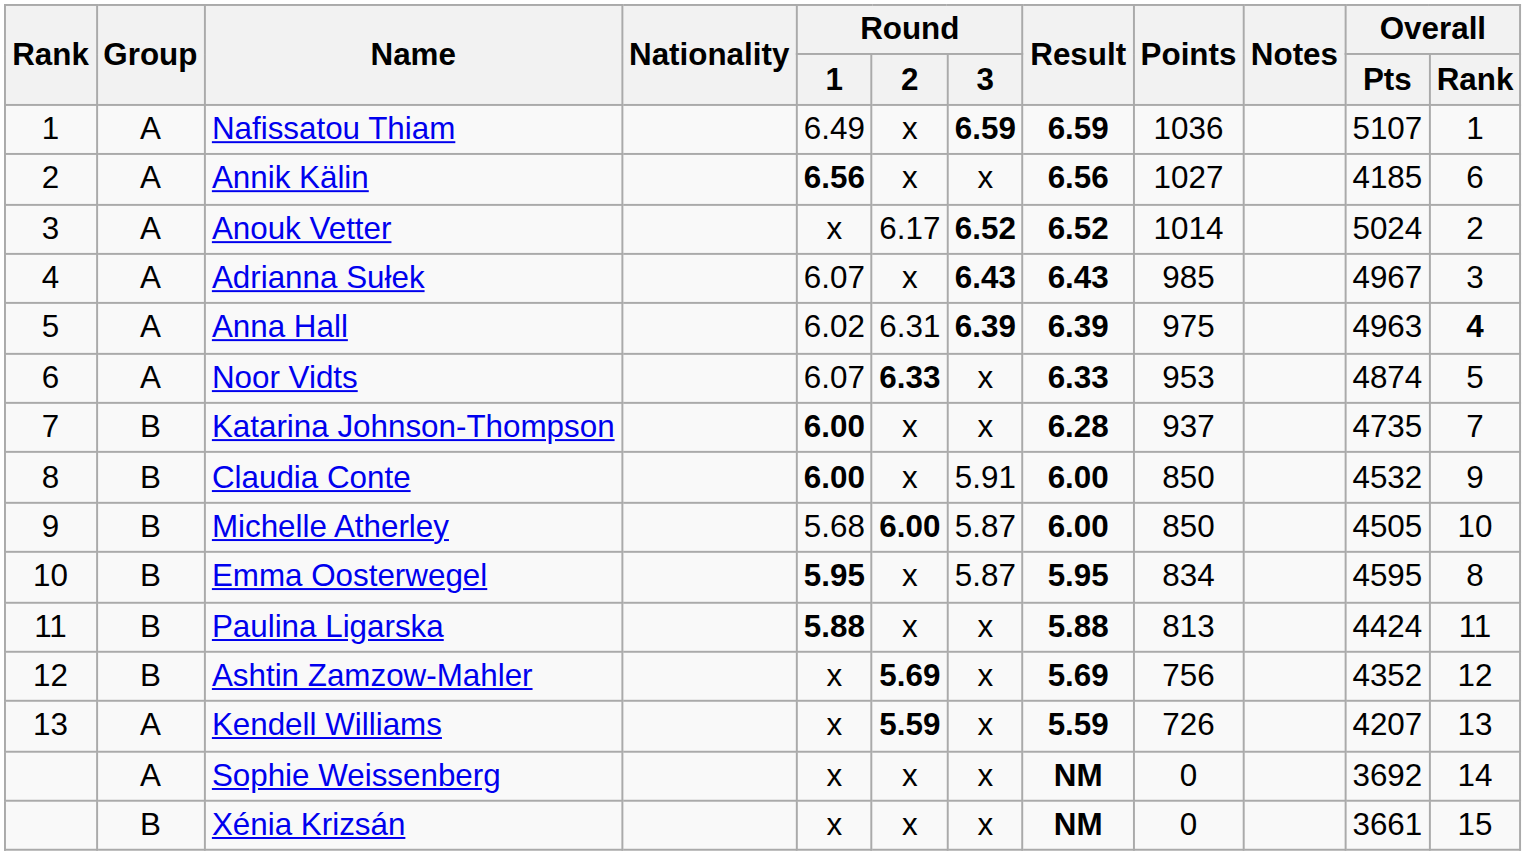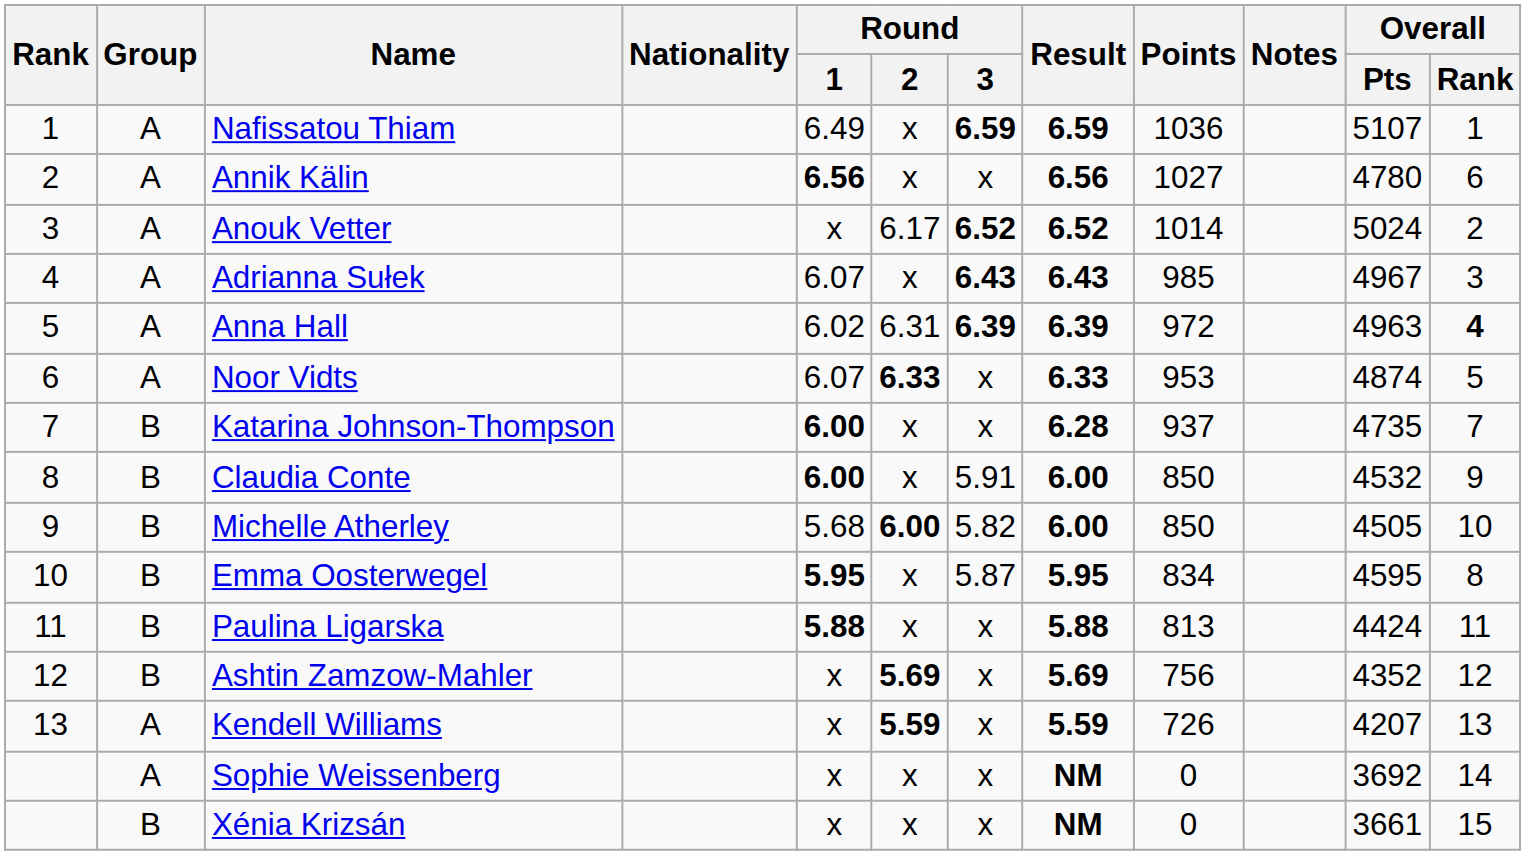(1387, 178) 4185 -> (1387, 178) 4780
(1188, 327) 975 -> (1188, 327) 972
(985, 526) 5.87 -> (985, 526) 5.82
